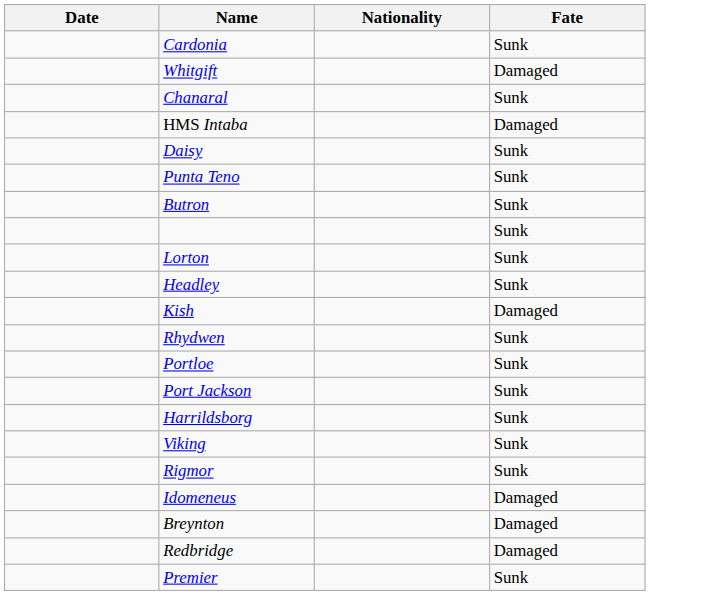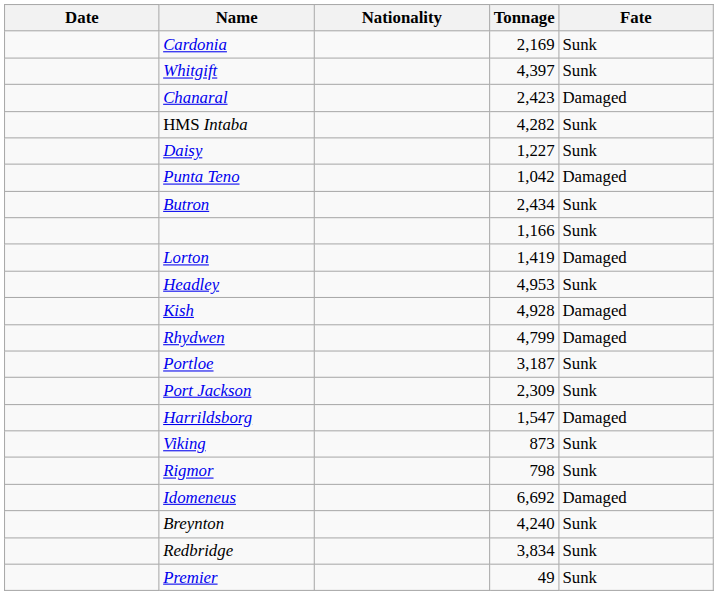+ column: (524, 17)
(526, 71) Damaged -> (580, 71) Sunk
(511, 97) Sunk -> (595, 97) Damaged
(526, 124) Damaged -> (580, 124) Sunk
(511, 177) Sunk -> (595, 177) Damaged
(511, 257) Sunk -> (595, 257) Damaged
(511, 337) Sunk -> (595, 337) Damaged
(511, 417) Sunk -> (595, 417) Damaged
(526, 524) Damaged -> (580, 524) Sunk
(526, 550) Damaged -> (580, 550) Sunk
